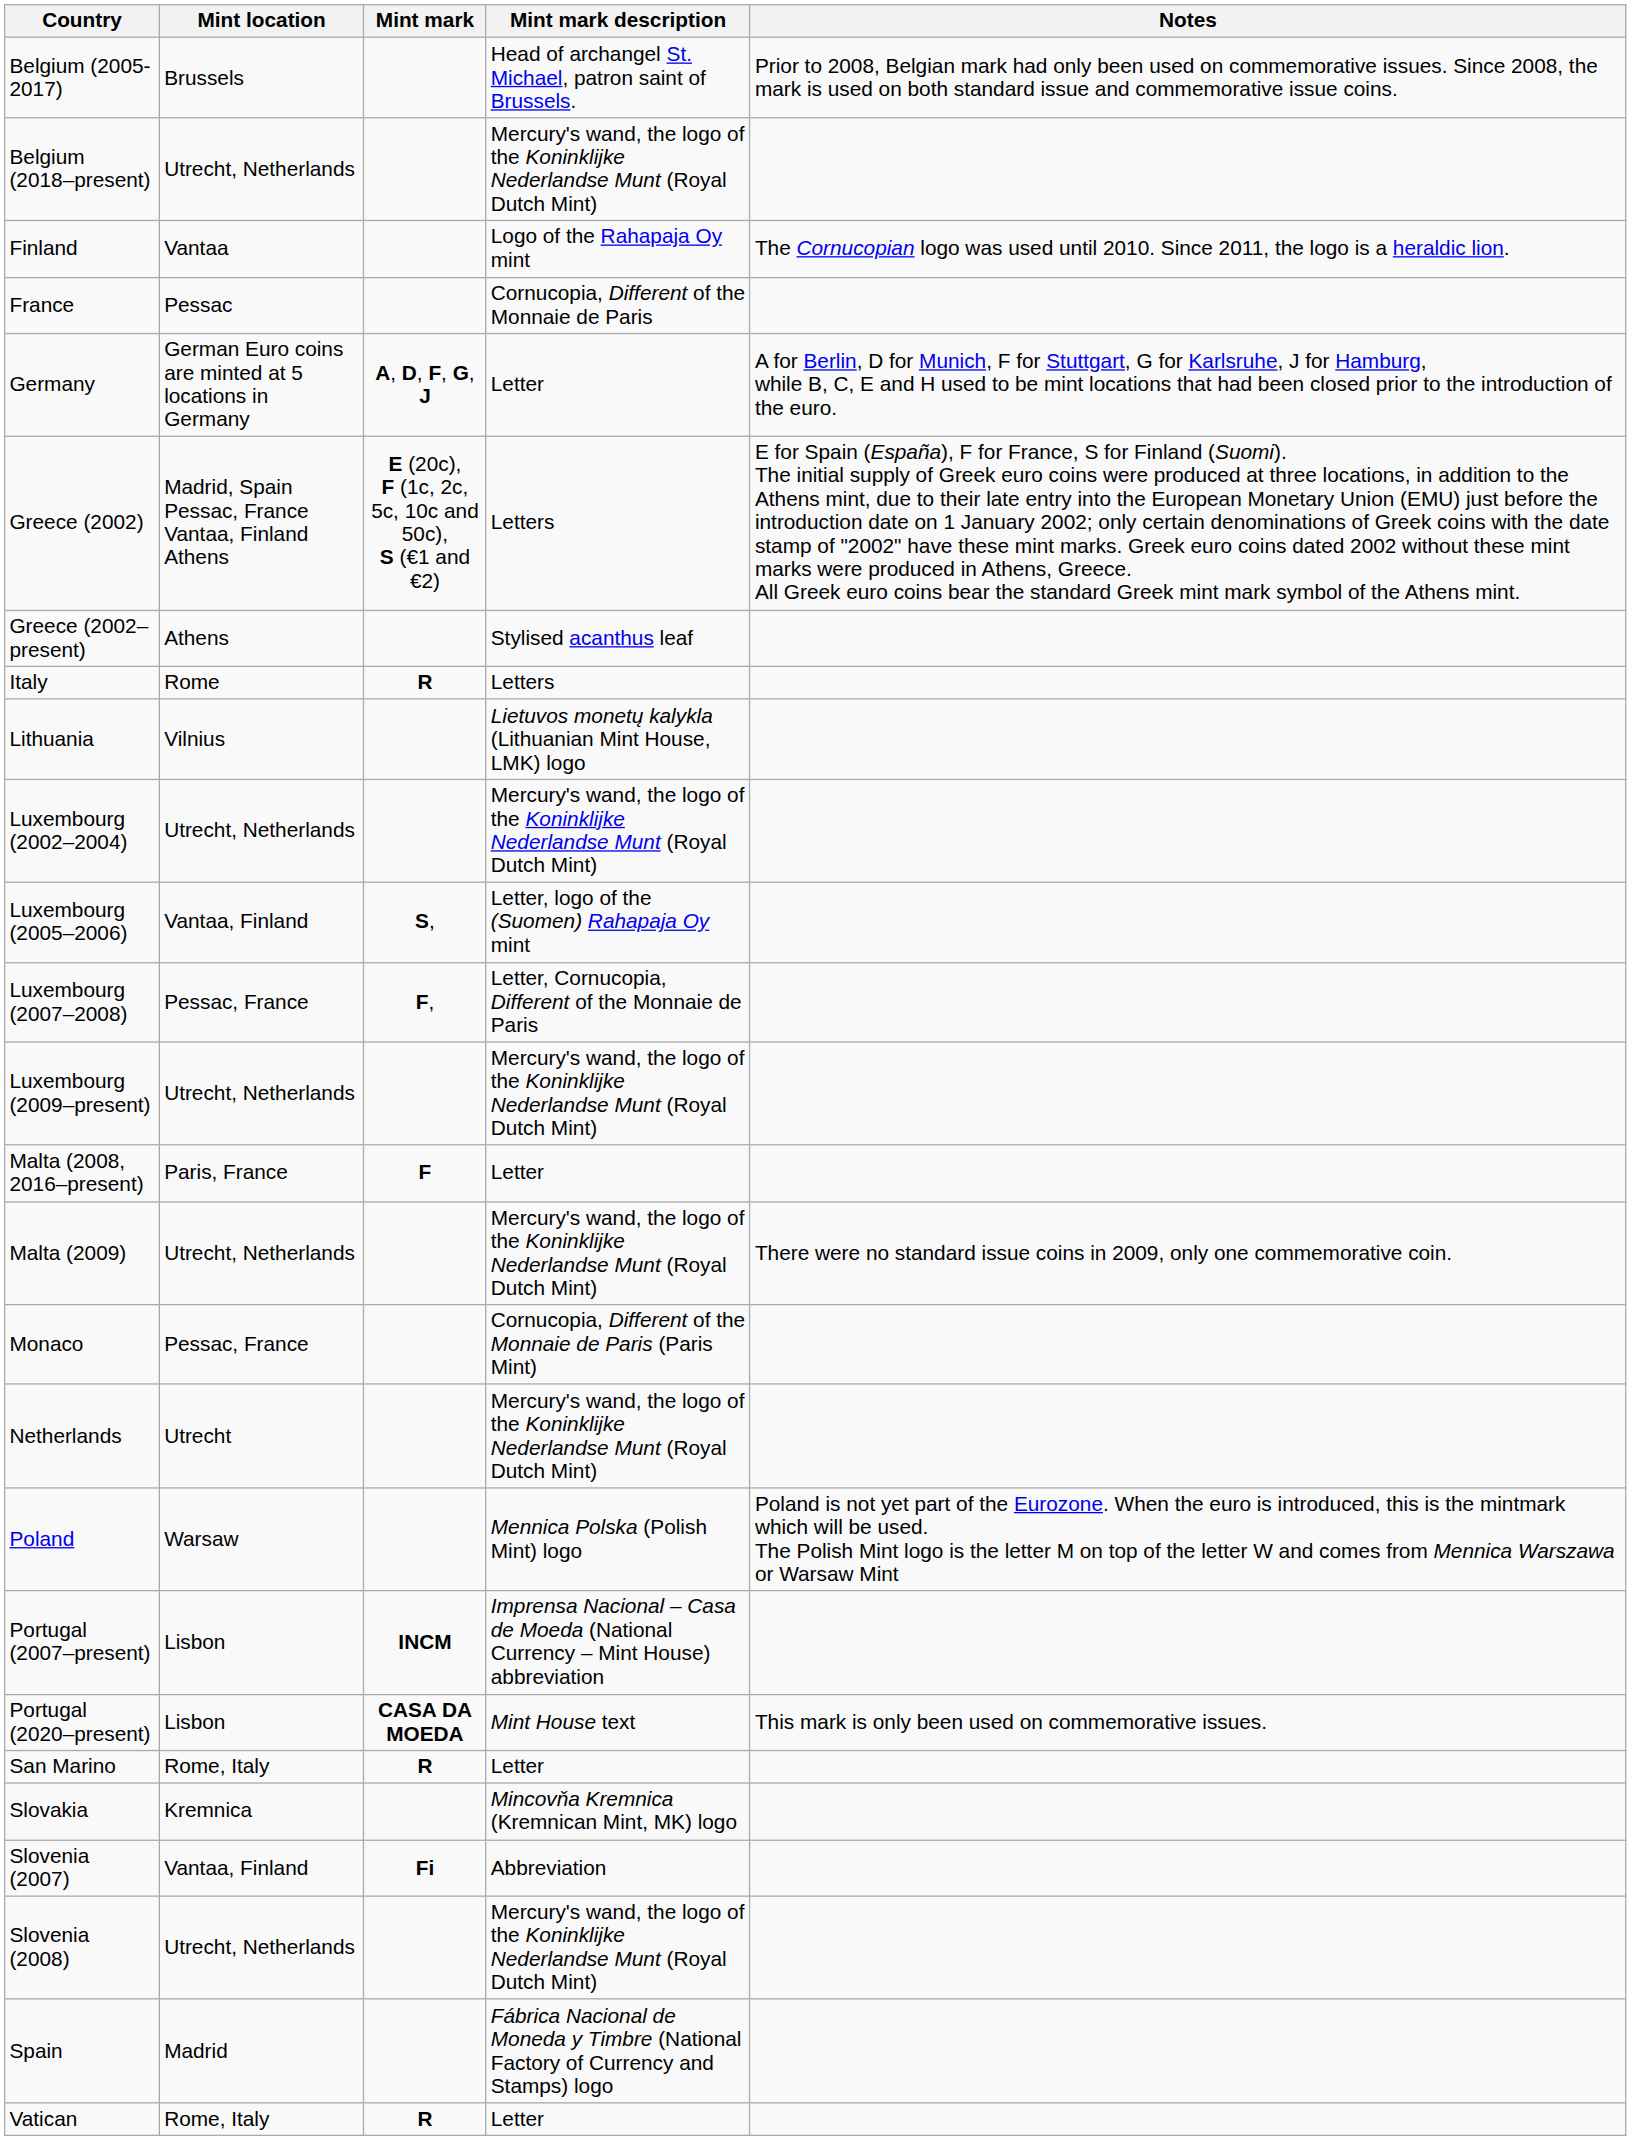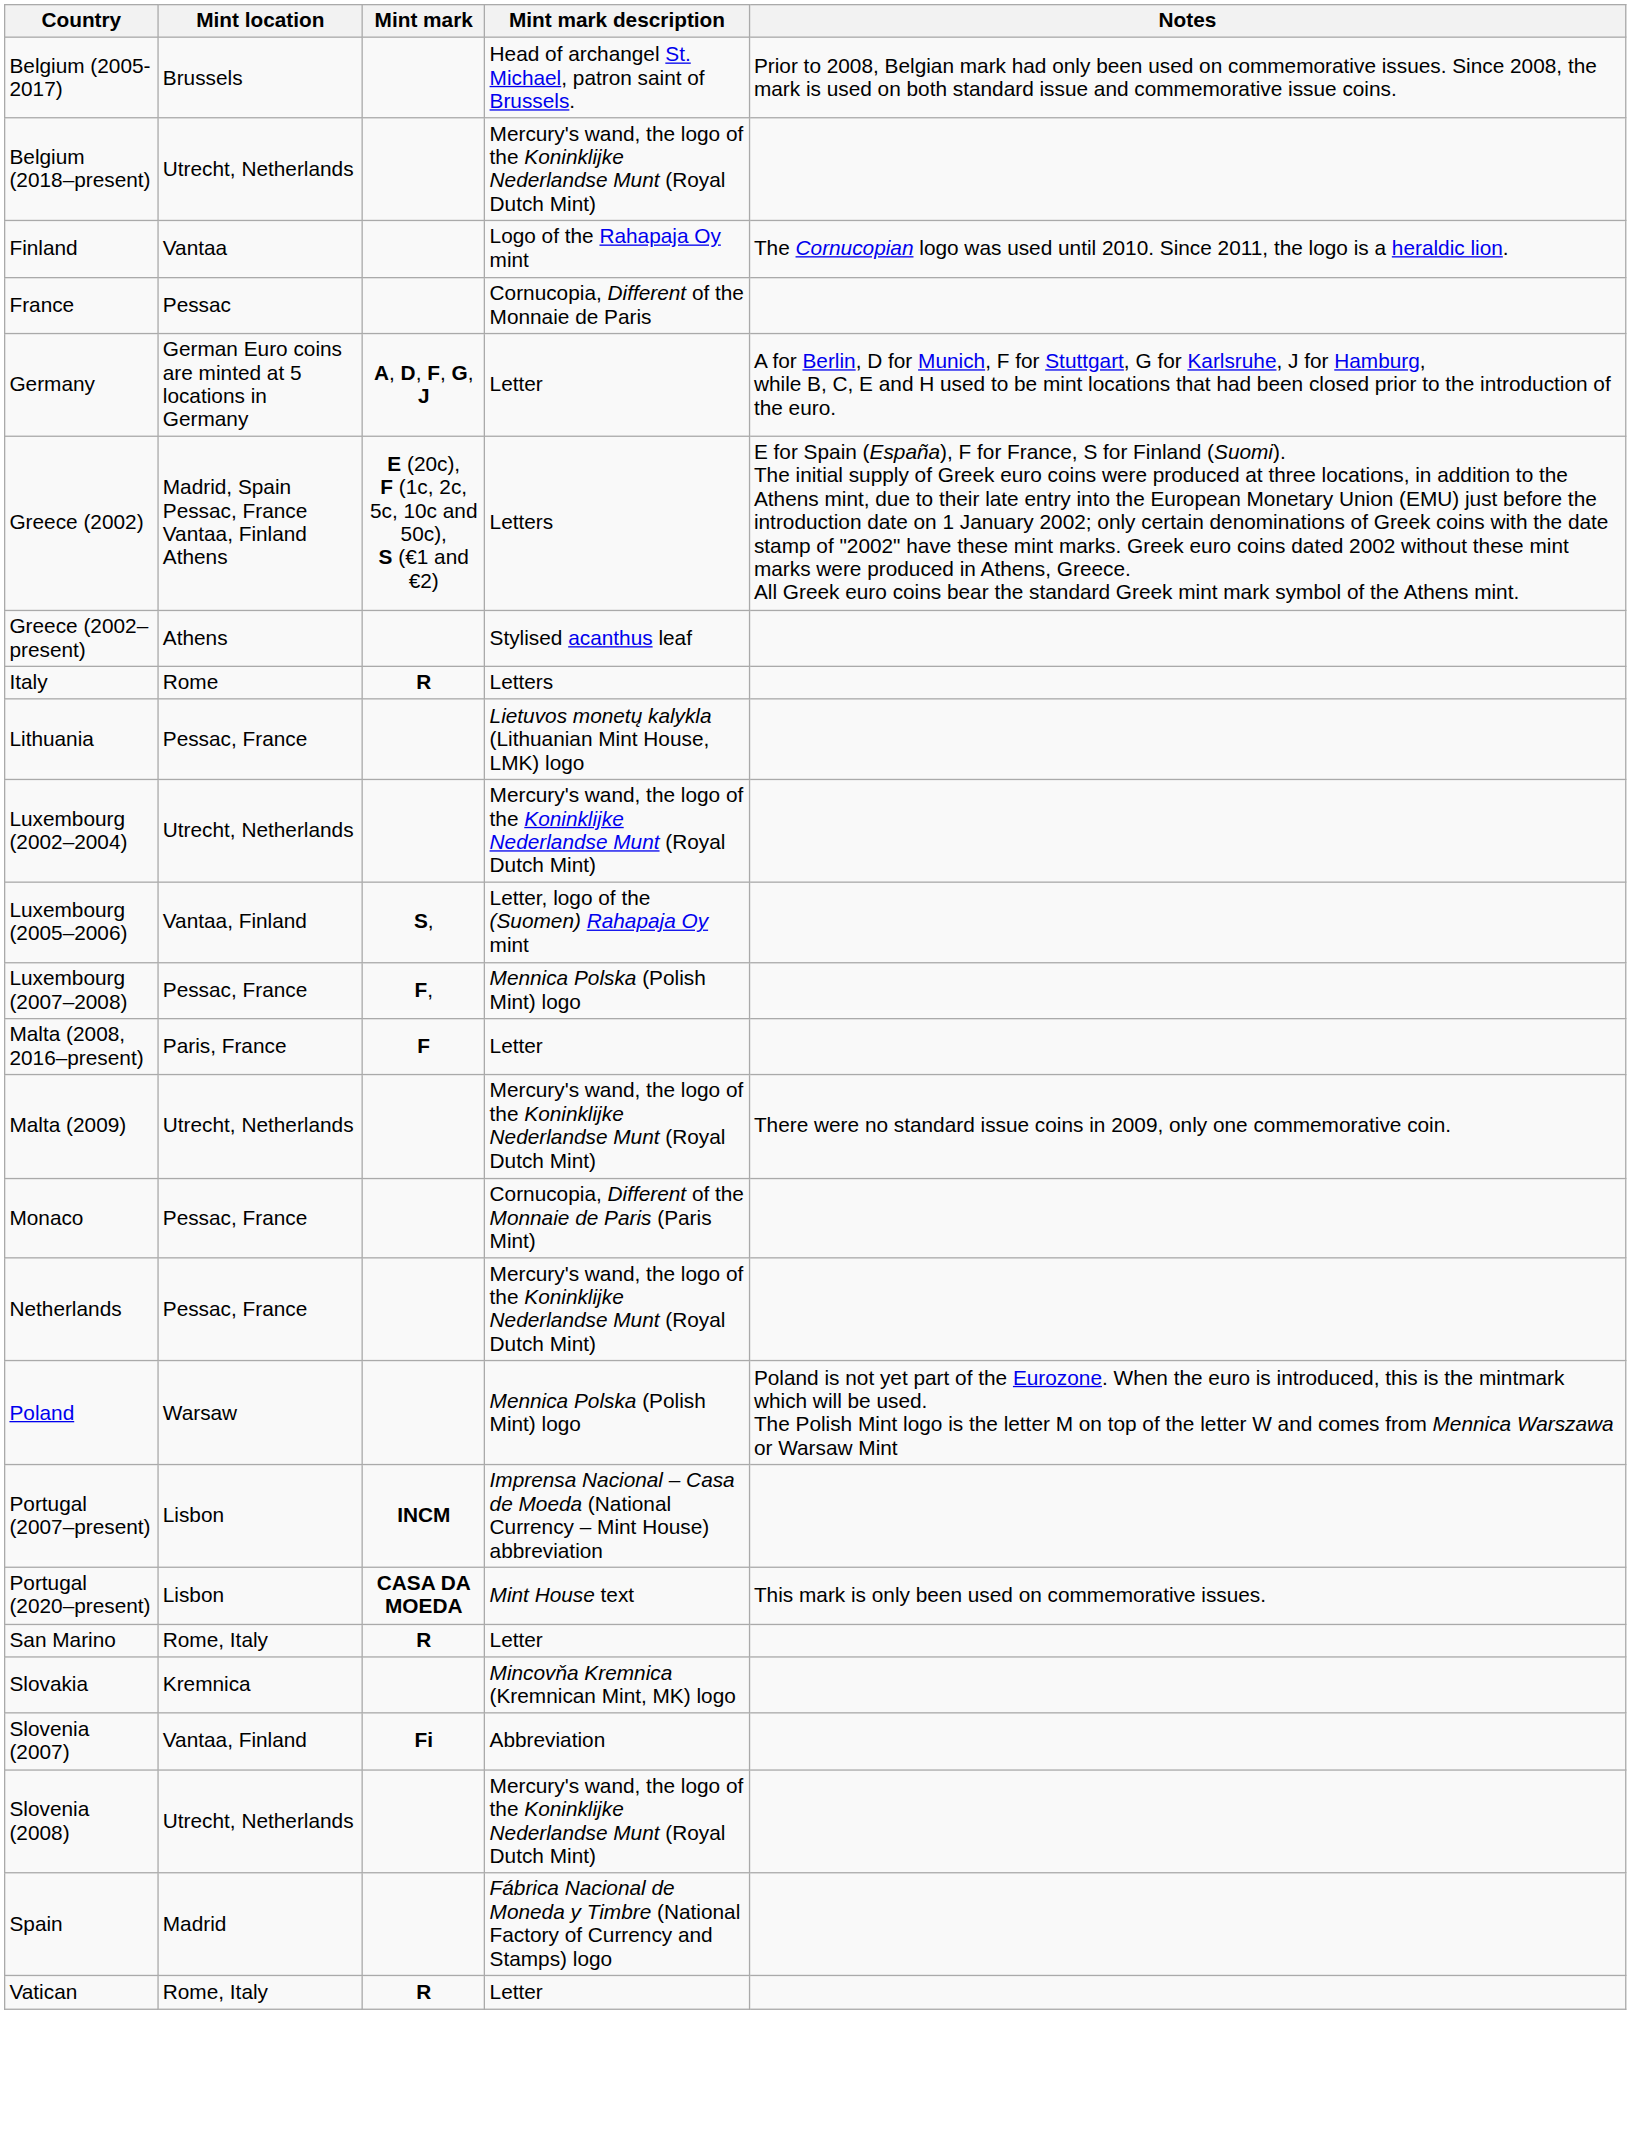(195, 739) Vilnius -> (235, 739) Pessac, France
(616, 1001) Letter, Cornucopia, Different of the Monnaie de Paris -> (598, 990) Mennica Polska (Polish Mint) logo
- row: (80, 1093)
(198, 1435) Utrecht -> (235, 1309) Pessac, France
